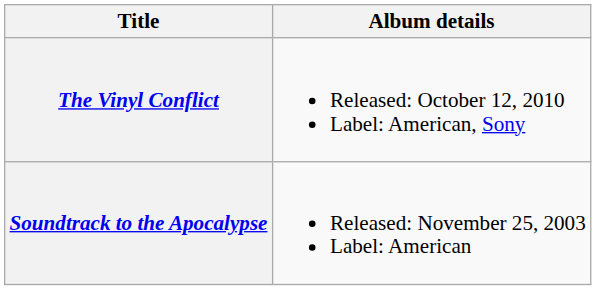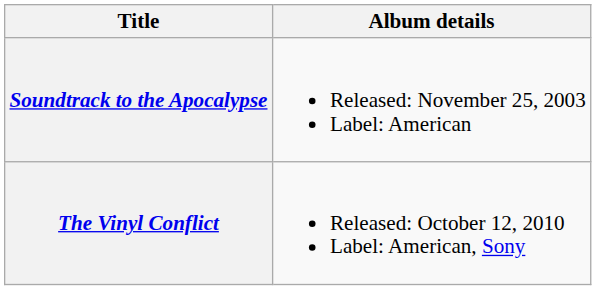rows swapped: (139, 222) <-> (139, 99)
